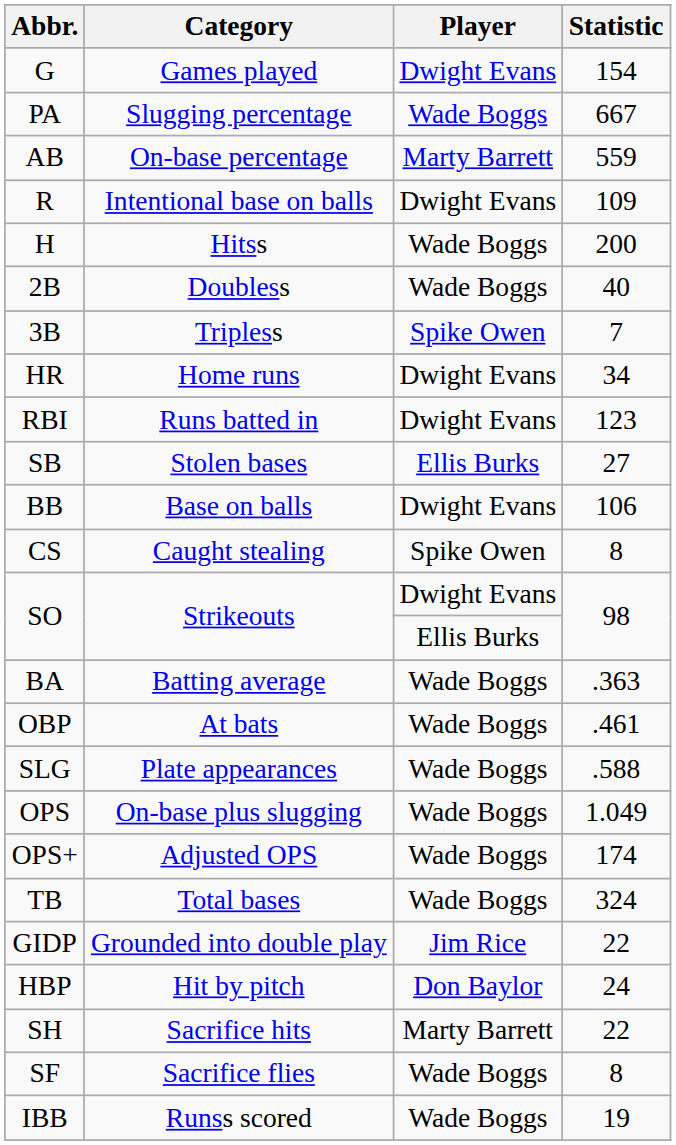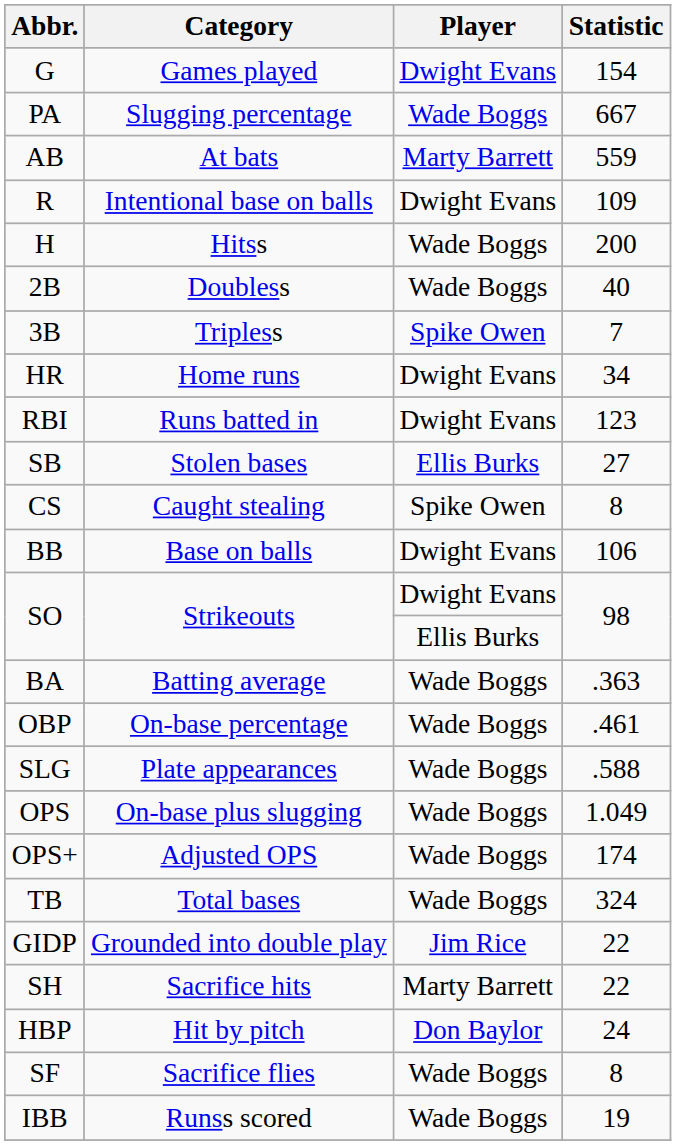(239, 157) On-base percentage -> (239, 157) At bats
rows swapped: (45, 550) <-> (45, 506)
(239, 724) At bats -> (239, 724) On-base percentage
rows swapped: (45, 986) <-> (45, 1030)
